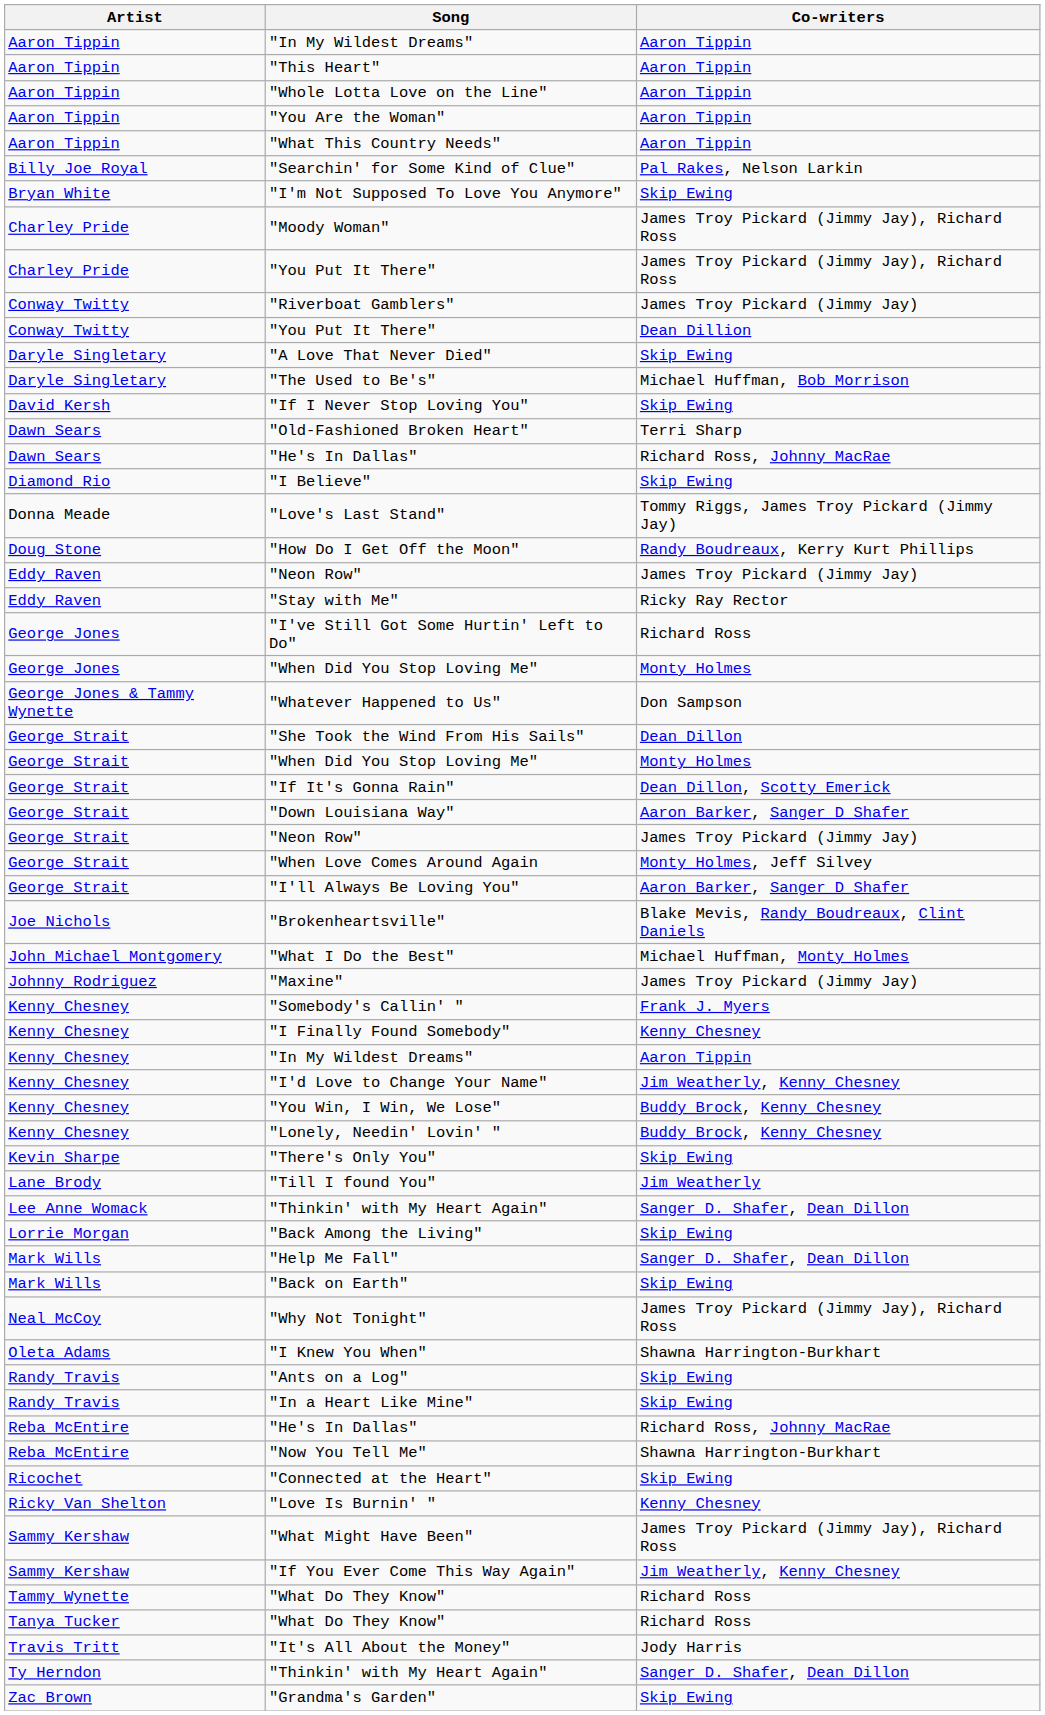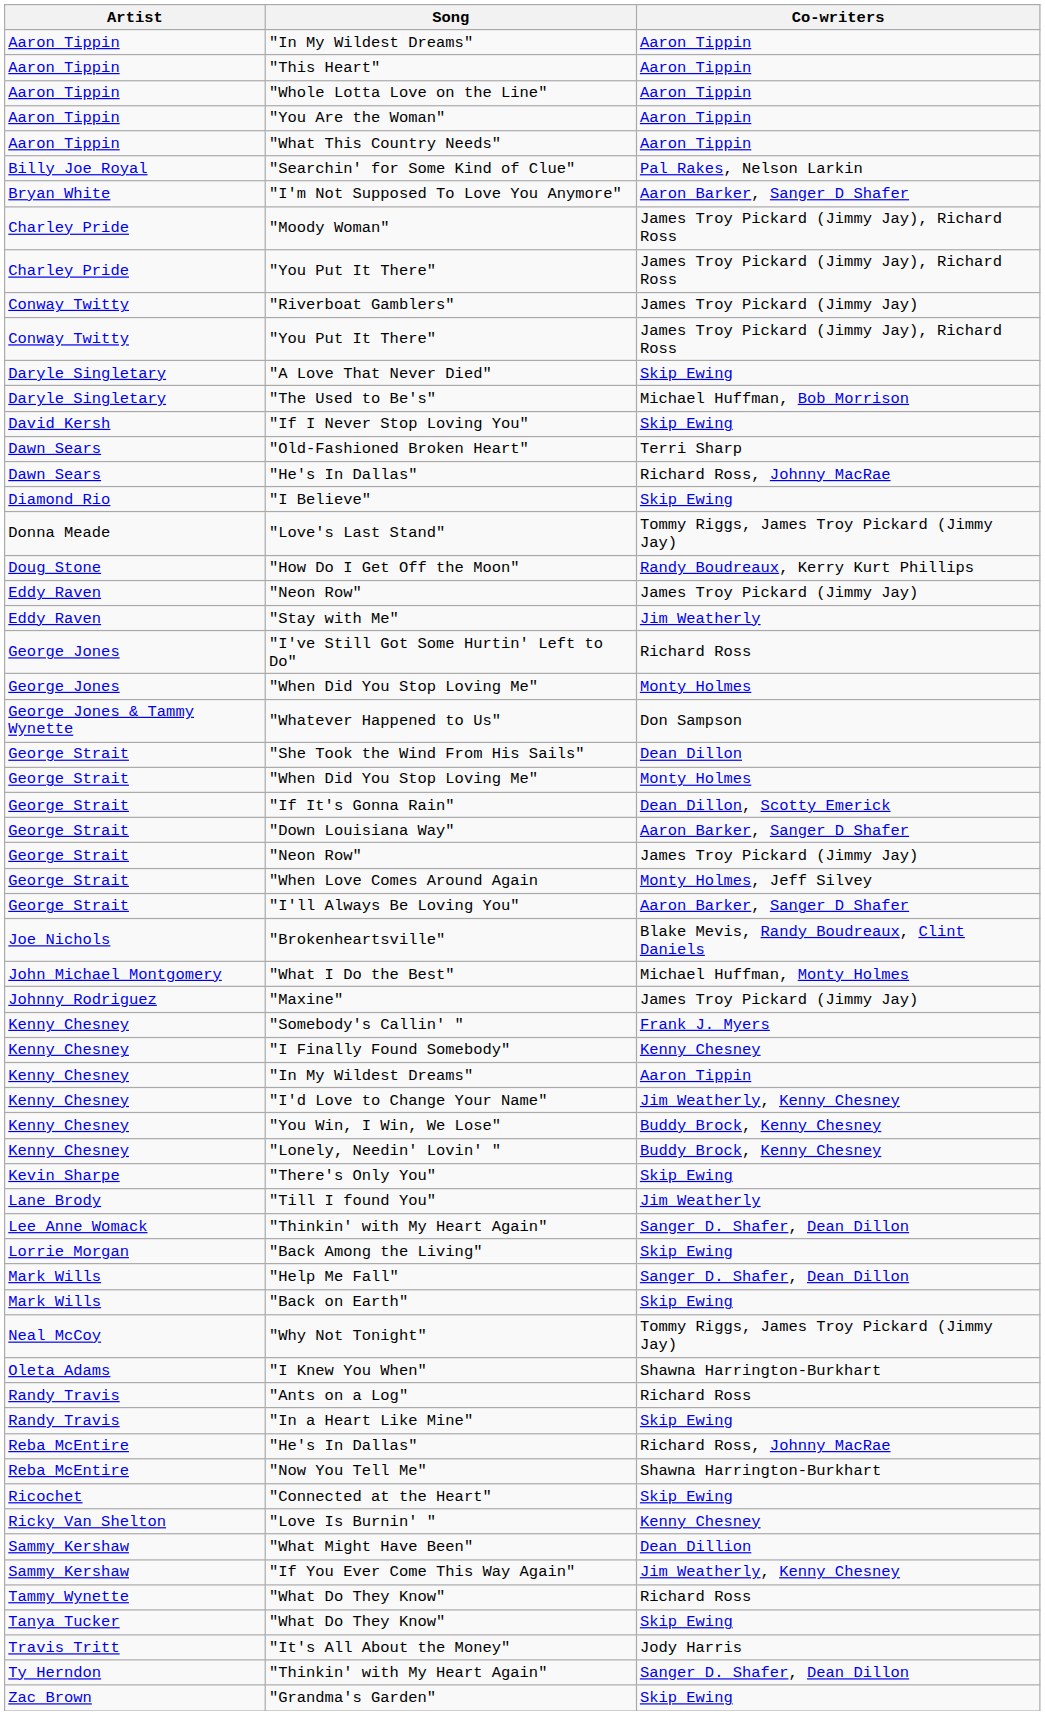(686, 194) Skip Ewing -> (775, 194) Aaron Barker, Sanger D Shafer
(696, 330) Dean Dillion -> (821, 339) James Troy Pickard (Jimmy Jay), Richard Ross
(714, 600) Ricky Ray Rector -> (700, 618) Jim Weatherly
(821, 1318) James Troy Pickard (Jimmy Jay), Richard Ross -> (816, 1336) Tommy Riggs, James Troy Pickard (Jimmy Jay)
(686, 1378) Skip Ewing -> (696, 1395) Richard Ross
(821, 1538) James Troy Pickard (Jimmy Jay), Richard Ross -> (696, 1547) Dean Dillion
(696, 1622) Richard Ross -> (686, 1622) Skip Ewing
